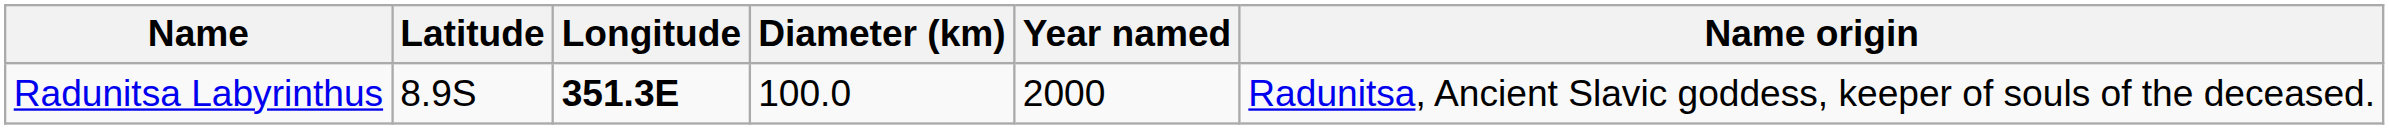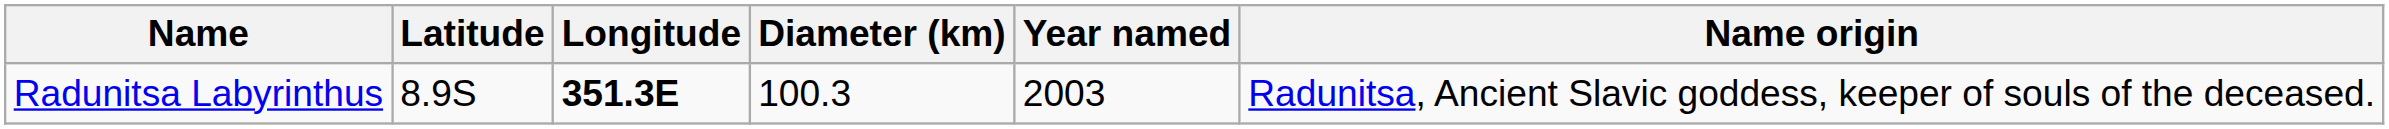(805, 92) 100.0 -> (805, 92) 100.3
(1064, 92) 2000 -> (1064, 92) 2003
